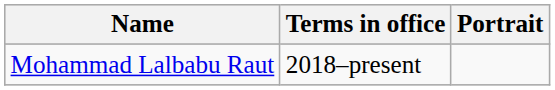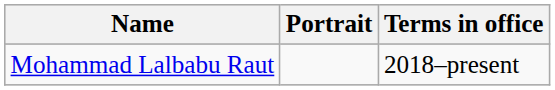columns swapped: (500, 24) <-> (366, 24)
